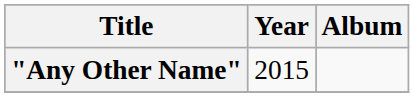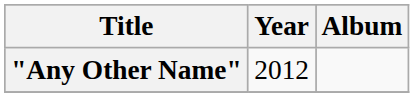(282, 69) 2015 -> (282, 69) 2012
